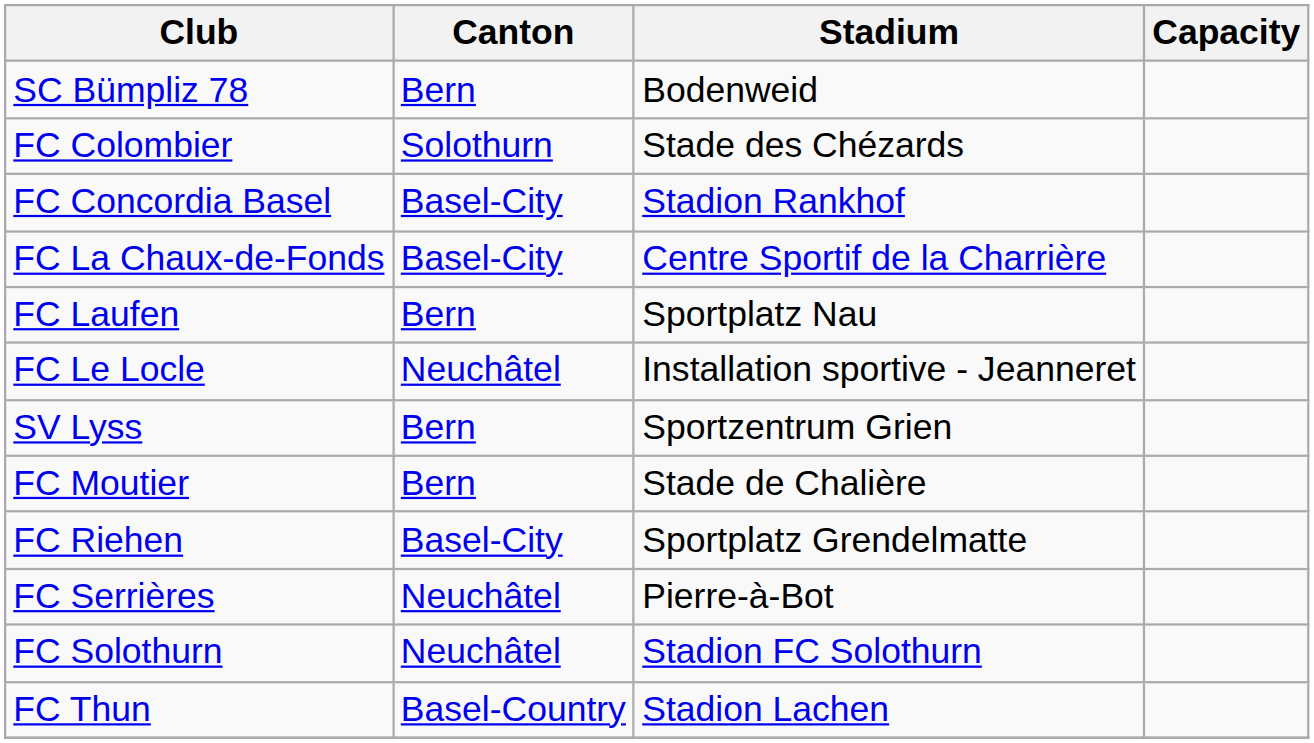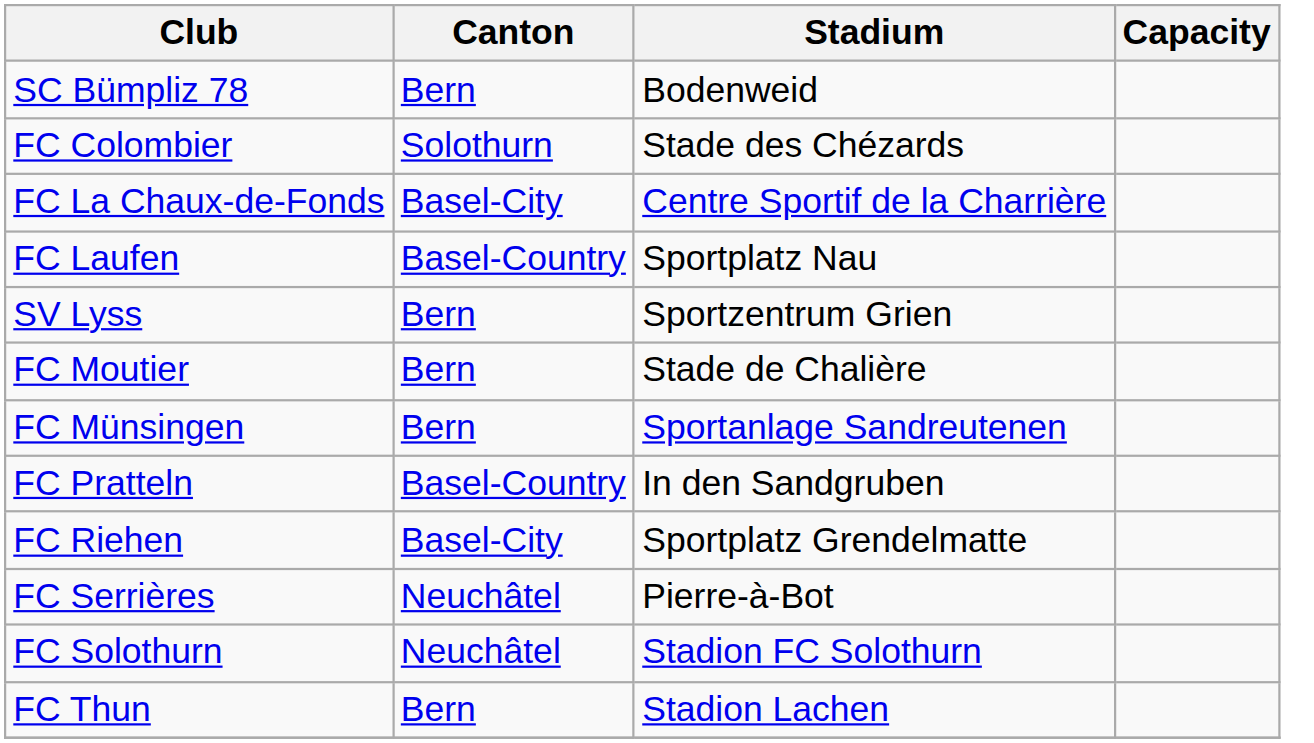- row: (172, 201)
(438, 314) Bern -> (513, 257) Basel-Country
- row: (109, 370)
+ row: (129, 426)
+ row: (103, 483)
(513, 708) Basel-Country -> (438, 708) Bern
